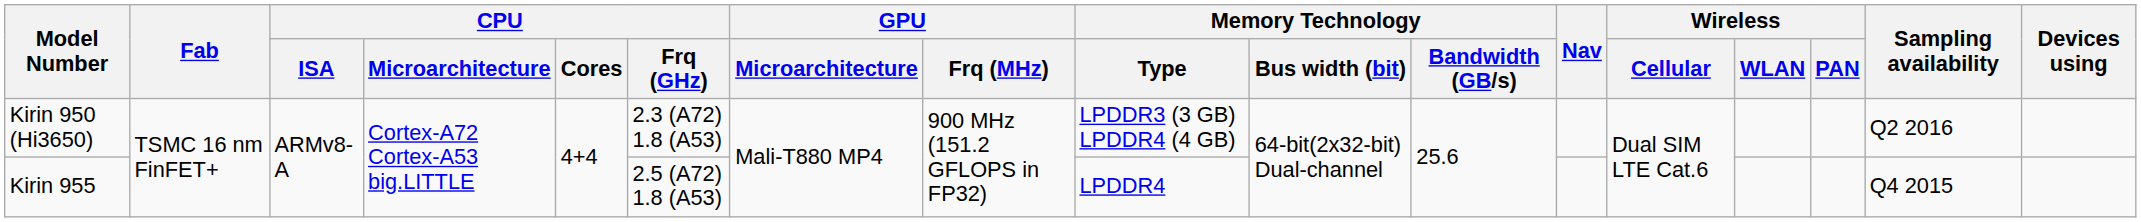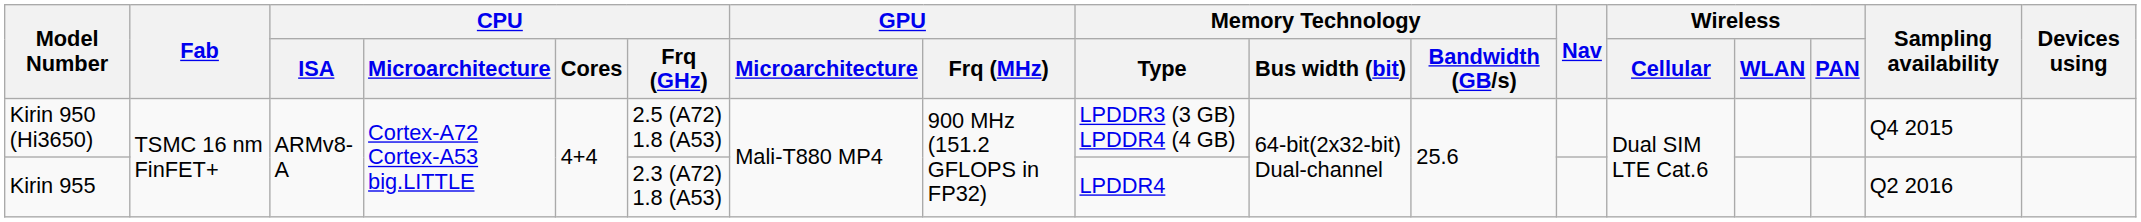(677, 127) 2.3 (A72) 1.8 (A53) -> (677, 127) 2.5 (A72) 1.8 (A53)
(1911, 127) Q2 2016 -> (1911, 127) Q4 2015
(677, 186) 2.5 (A72) 1.8 (A53) -> (677, 186) 2.3 (A72) 1.8 (A53)
(1911, 186) Q4 2015 -> (1911, 186) Q2 2016
